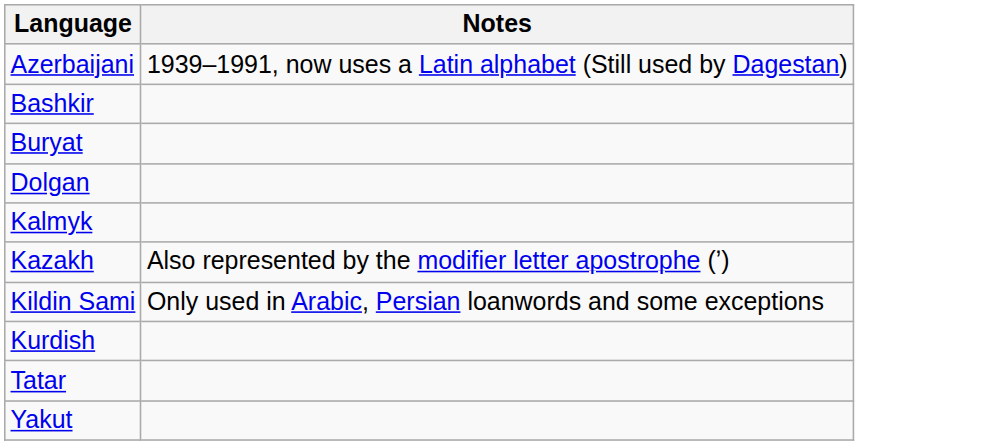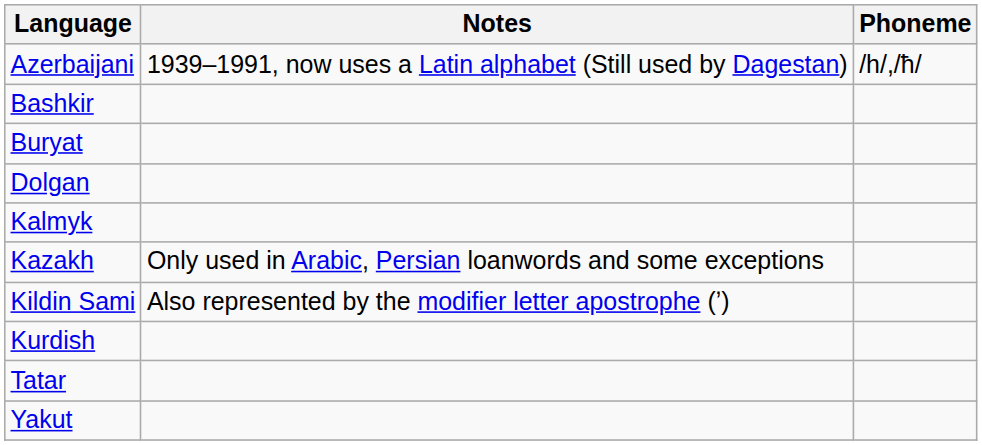+ column: (915, 24)
(438, 261) Also represented by the modifier letter apostrophe (ʼ) -> (485, 261) Only used in Arabic, Persian loanwords and some exceptions
(485, 301) Only used in Arabic, Persian loanwords and some exceptions -> (438, 301) Also represented by the modifier letter apostrophe (ʼ)
